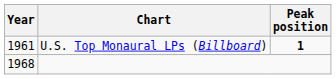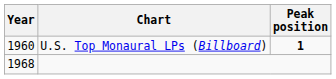(21, 46) 1961 -> (21, 46) 1960
